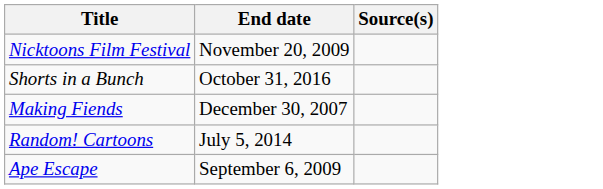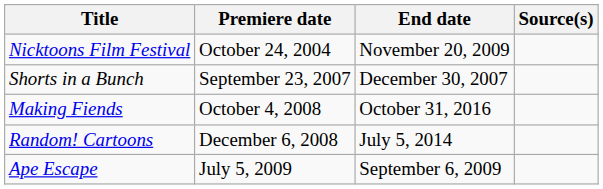+ column: (275, 19)
(265, 79) October 31, 2016 -> (433, 79) December 30, 2007
(273, 109) December 30, 2007 -> (425, 109) October 31, 2016
